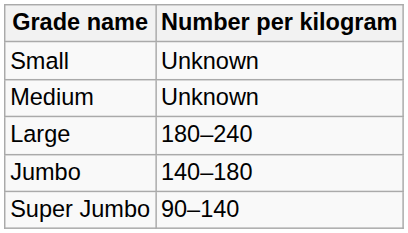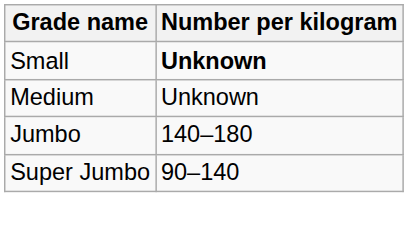(210, 60) normal -> (214, 60) bold
- row: (40, 135)
